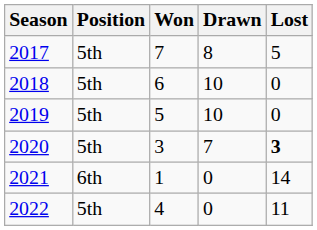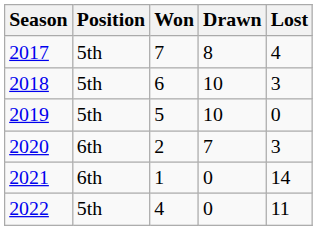(276, 51) 5 -> (276, 51) 4
(276, 83) 0 -> (276, 83) 3
(89, 146) 5th -> (89, 146) 6th
(159, 146) 3 -> (159, 146) 2
(276, 146) bold -> (276, 146) normal
